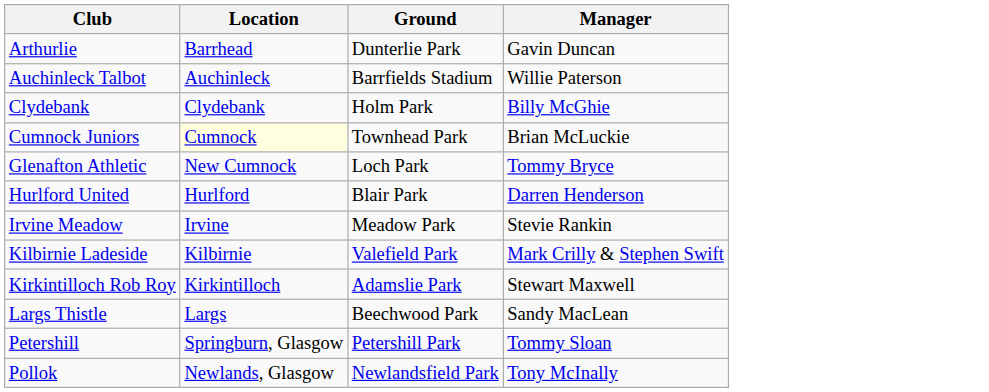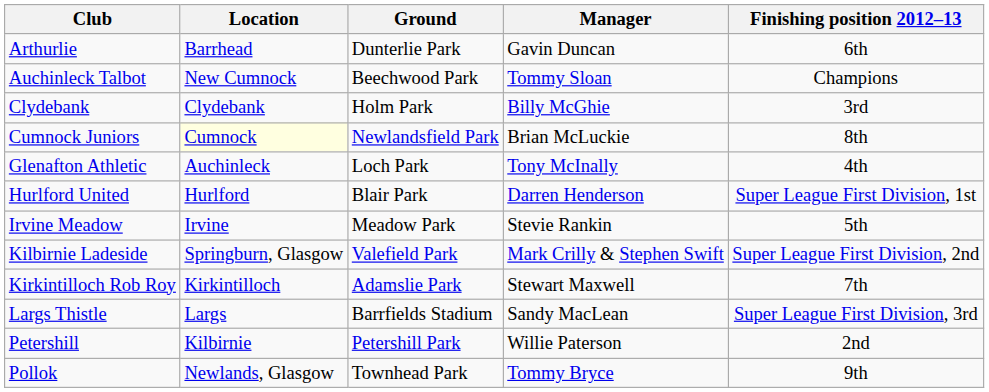+ column: (856, 19)
(227, 78) Auchinleck -> (240, 78) New Cumnock
(422, 78) Barrfields Stadium -> (415, 78) Beechwood Park
(564, 78) Willie Paterson -> (559, 78) Tommy Sloan
(410, 136) Townhead Park -> (425, 136) Newlandsfield Park
(240, 166) New Cumnock -> (227, 166) Auchinleck
(560, 166) Tommy Bryce -> (563, 166) Tony McInally
(218, 254) Kilbirnie -> (264, 254) Springburn, Glasgow
(415, 313) Beechwood Park -> (422, 313) Barrfields Stadium
(264, 343) Springburn, Glasgow -> (218, 343) Kilbirnie
(559, 343) Tommy Sloan -> (564, 343) Willie Paterson
(425, 372) Newlandsfield Park -> (410, 372) Townhead Park
(563, 372) Tony McInally -> (560, 372) Tommy Bryce
